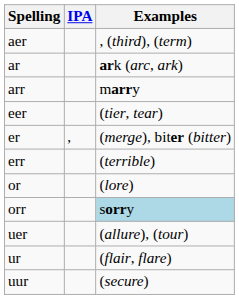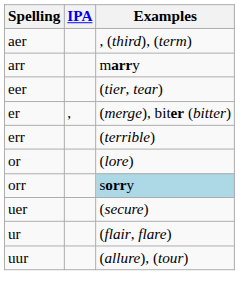- row: (14, 64)
(144, 233) (allure), (tour) -> (124, 209) (secure)
(124, 281) (secure) -> (144, 257) (allure), (tour)
